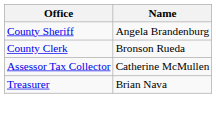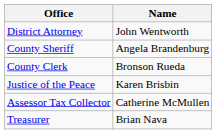+ row: (45, 31)
+ row: (51, 84)
